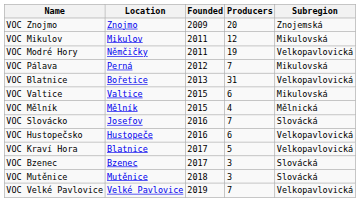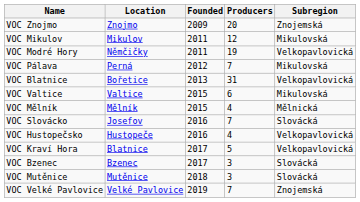(230, 135) 6 -> (230, 135) 4
(315, 190) Velkopavlovická -> (300, 190) Znojemská
